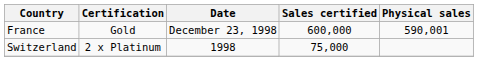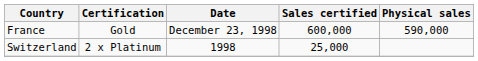(426, 30) 590,001 -> (426, 30) 590,000
(329, 47) 75,000 -> (329, 47) 25,000
